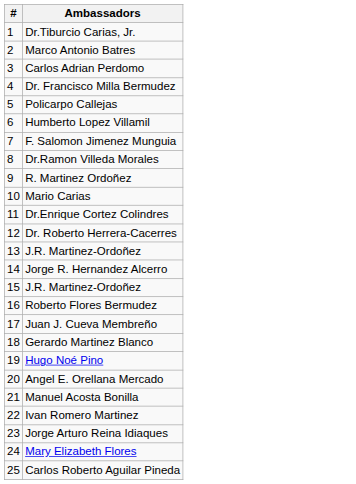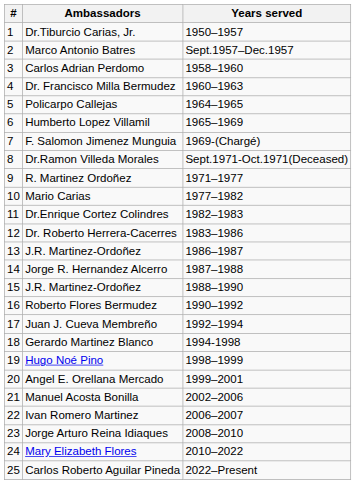+ column: (267, 13)
